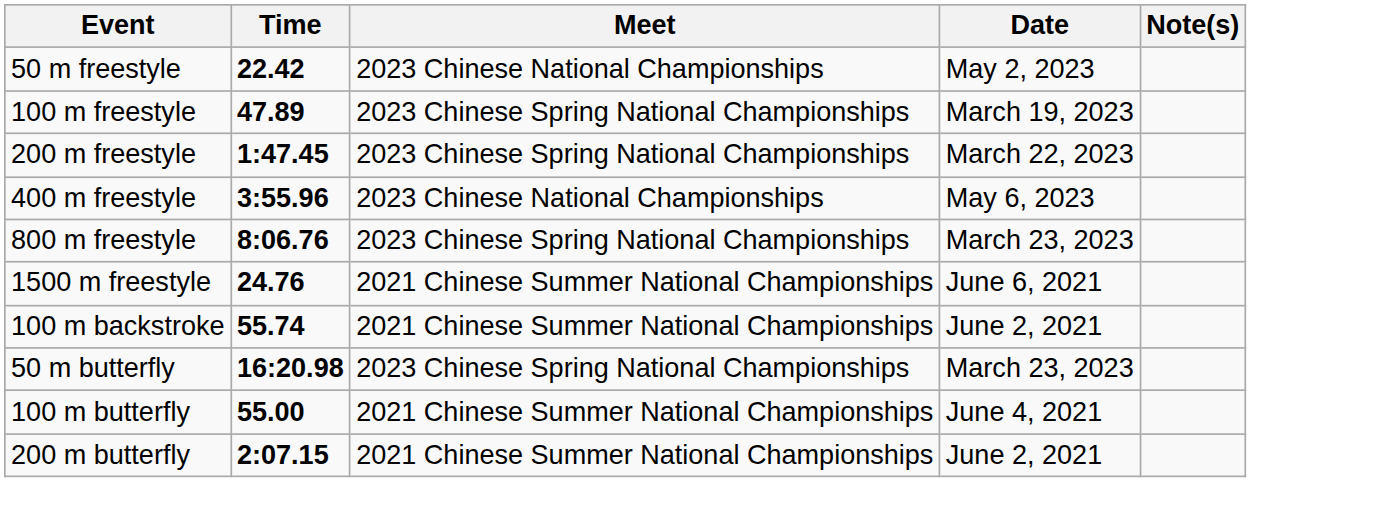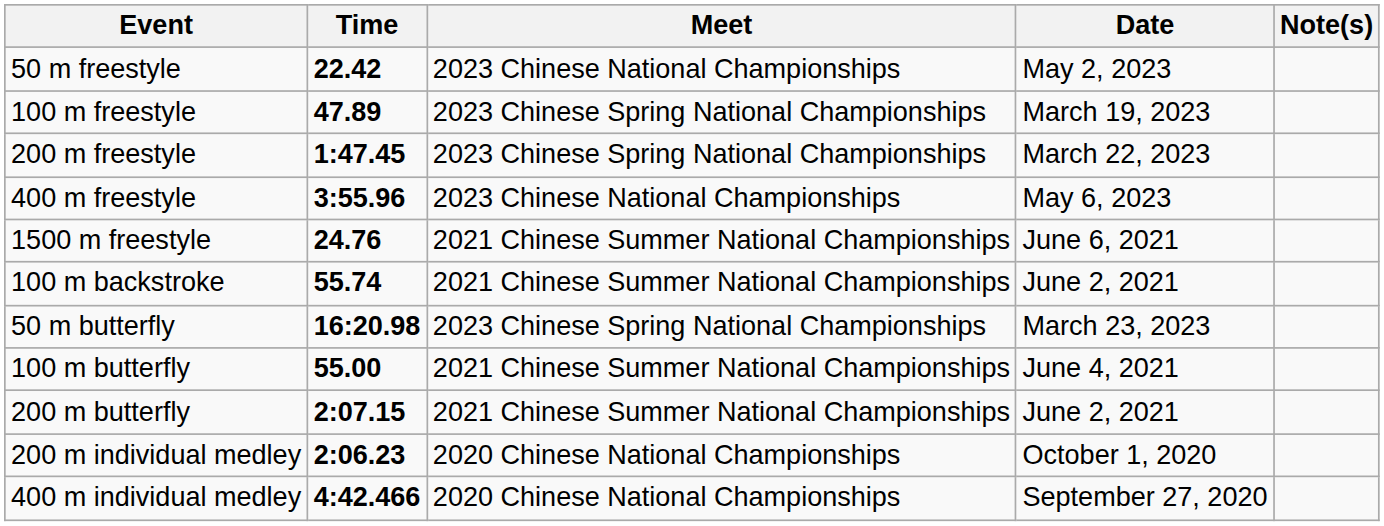- row: (104, 240)
+ row: (156, 454)
+ row: (156, 497)
